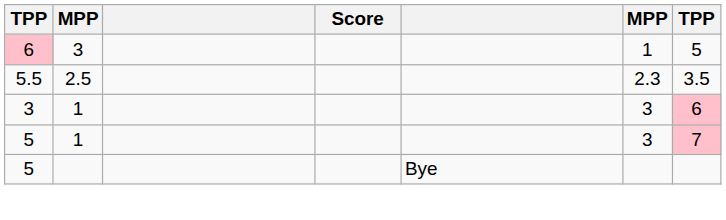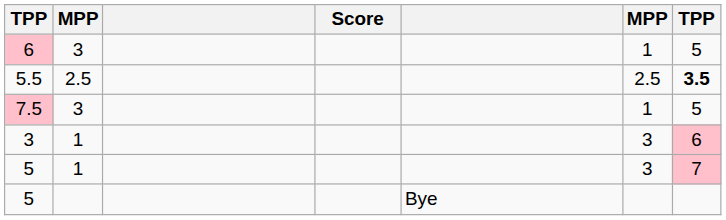(647, 79) 2.3 -> (647, 79) 2.5
(697, 79) normal -> (697, 79) bold
+ row: (29, 109)
